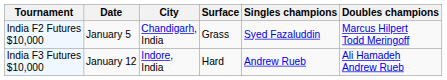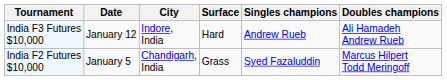rows swapped: (44, 35) <-> (44, 62)
